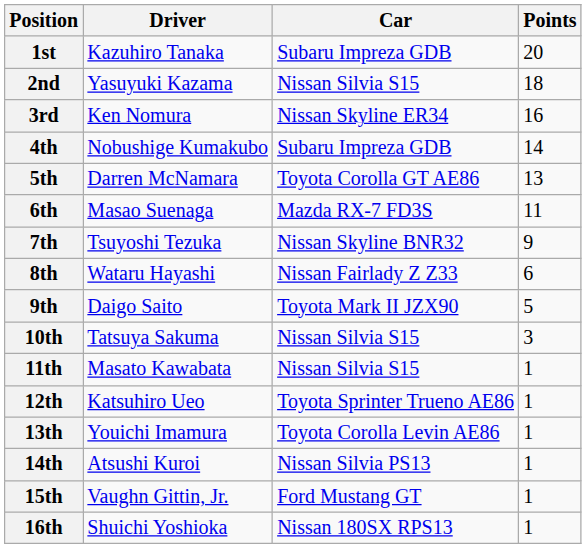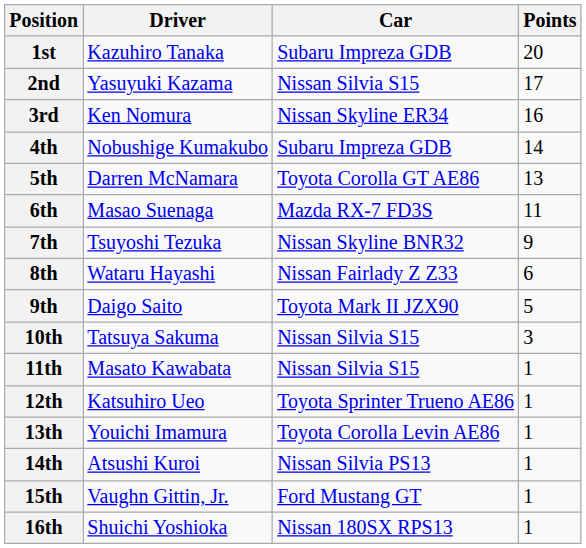(533, 83) 18 -> (533, 83) 17
